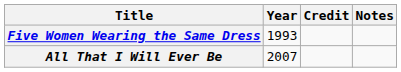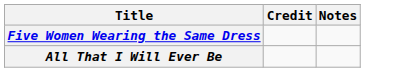- column: (282, 15)
